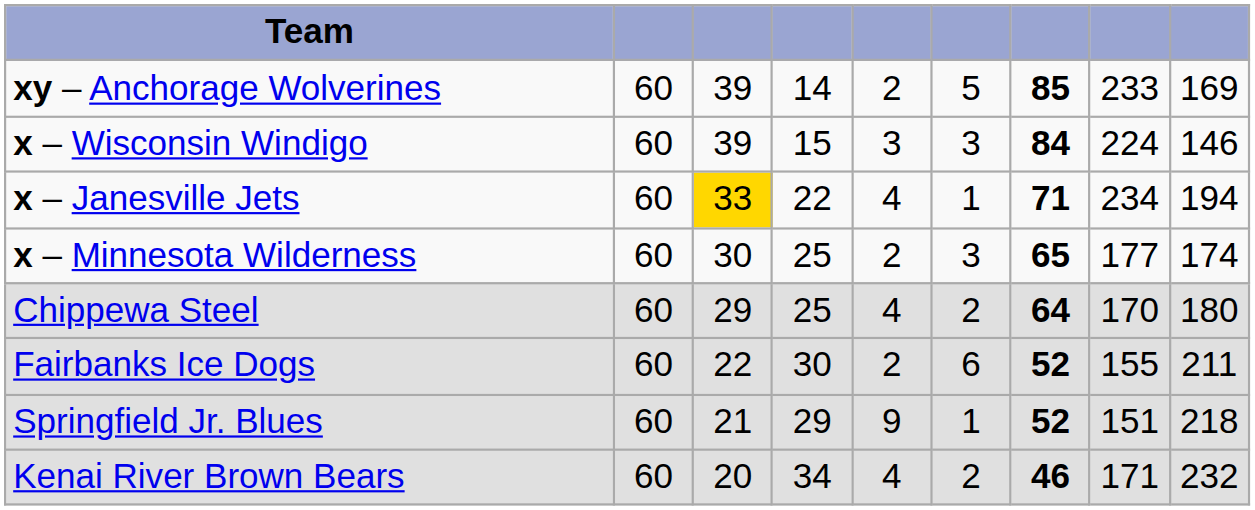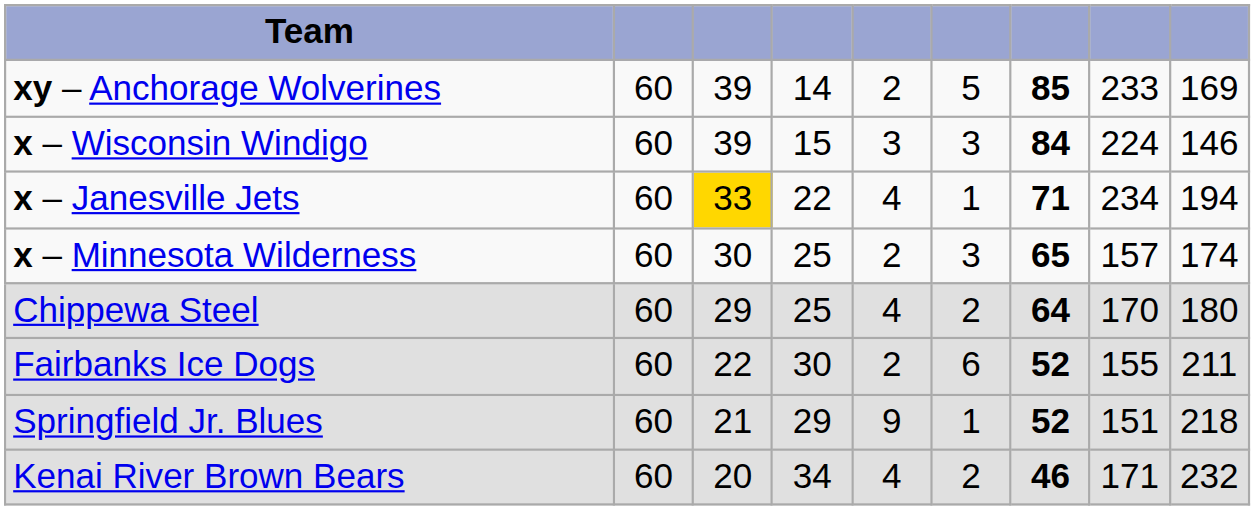(1130, 254) 177 -> (1130, 254) 157
